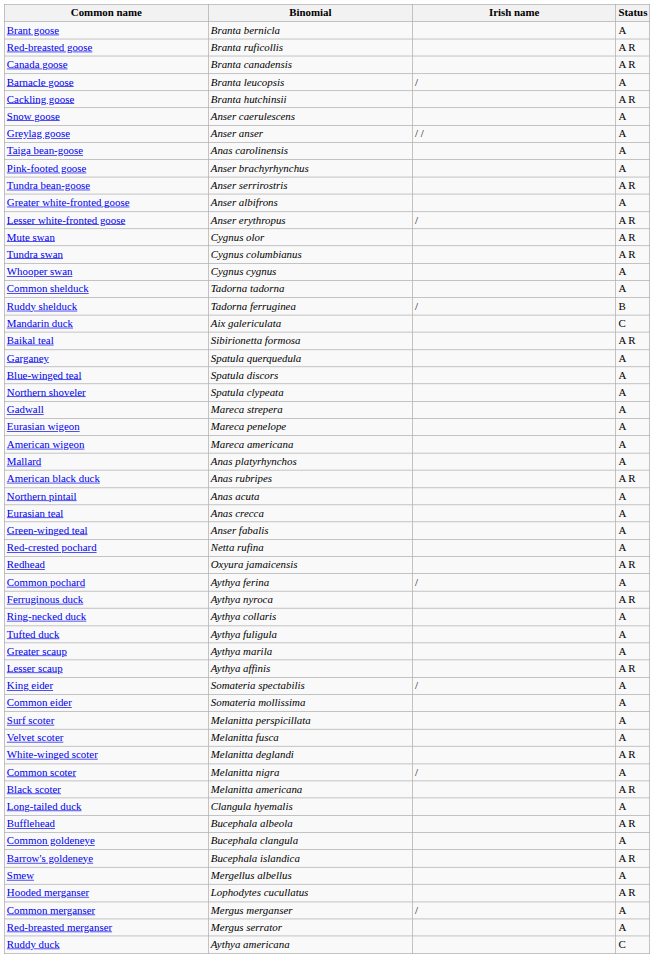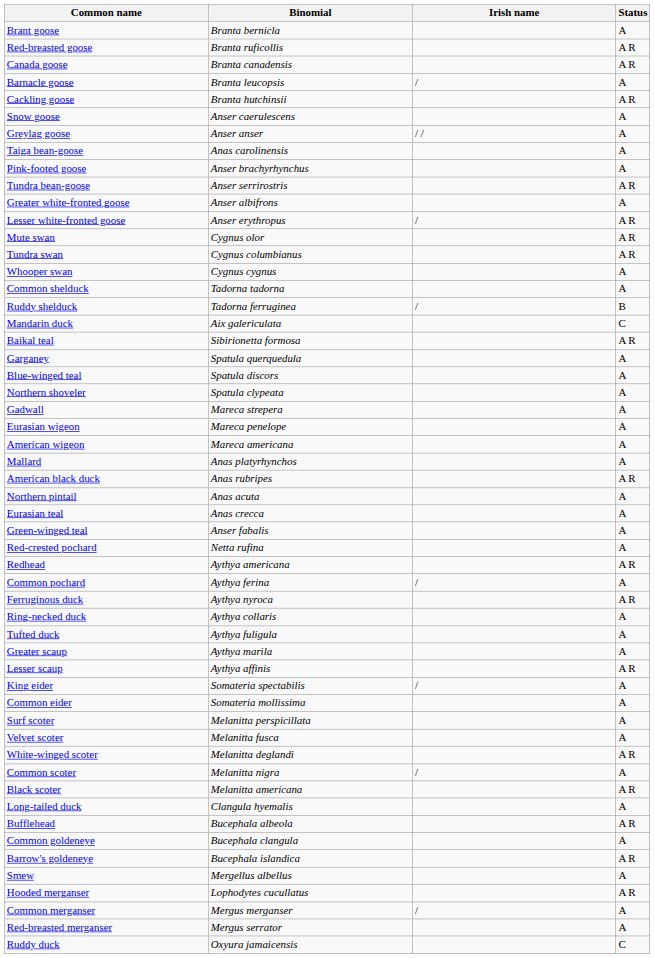(254, 565) Oxyura jamaicensis -> (250, 565) Aythya americana
(250, 944) Aythya americana -> (254, 944) Oxyura jamaicensis
